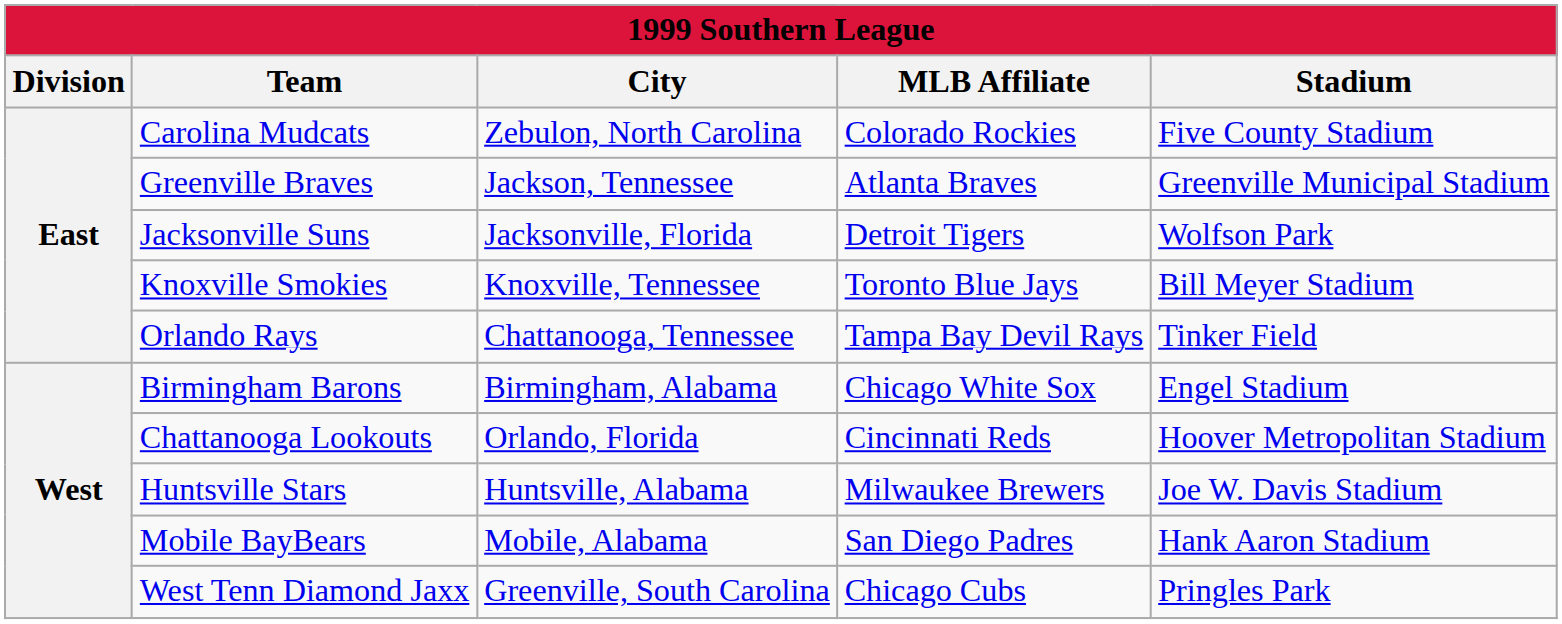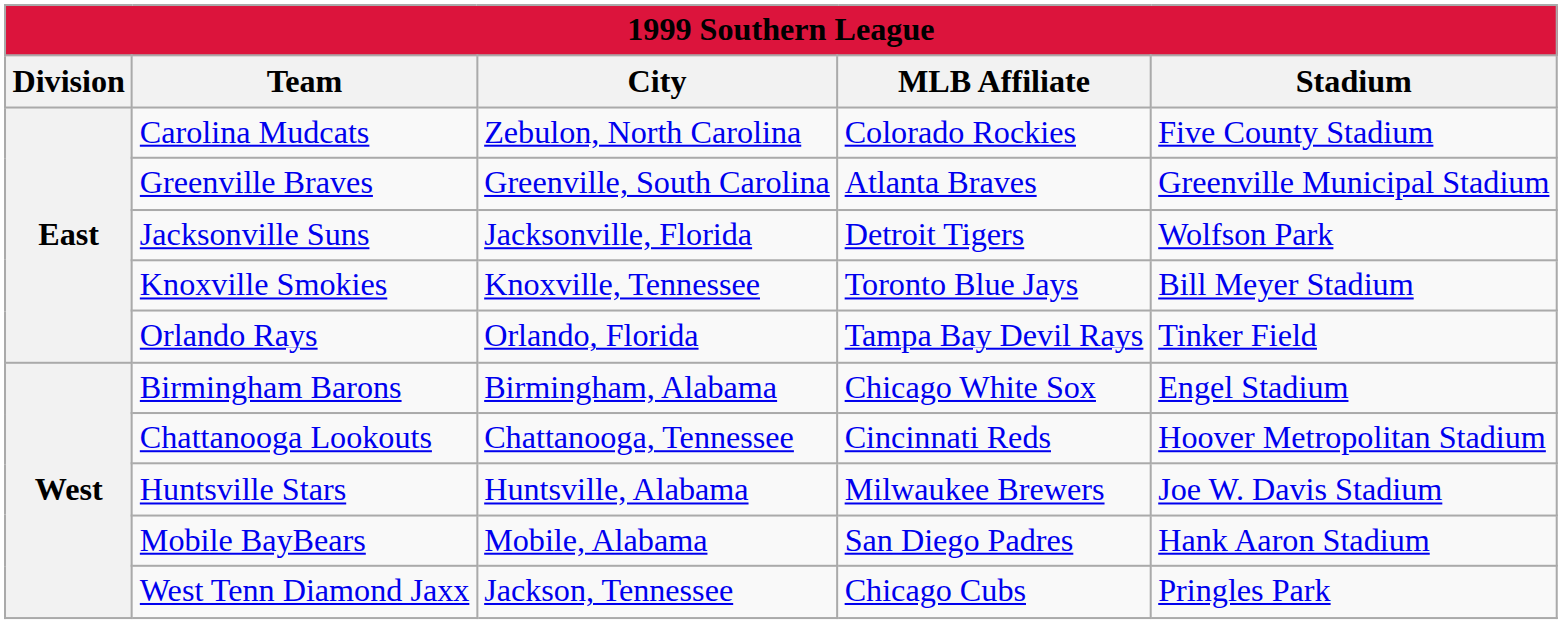(609, 183) Jackson, Tennessee -> (657, 183) Greenville, South Carolina
(639, 336) Chattanooga, Tennessee -> (591, 336) Orlando, Florida
(591, 438) Orlando, Florida -> (639, 438) Chattanooga, Tennessee
(657, 591) Greenville, South Carolina -> (609, 591) Jackson, Tennessee
